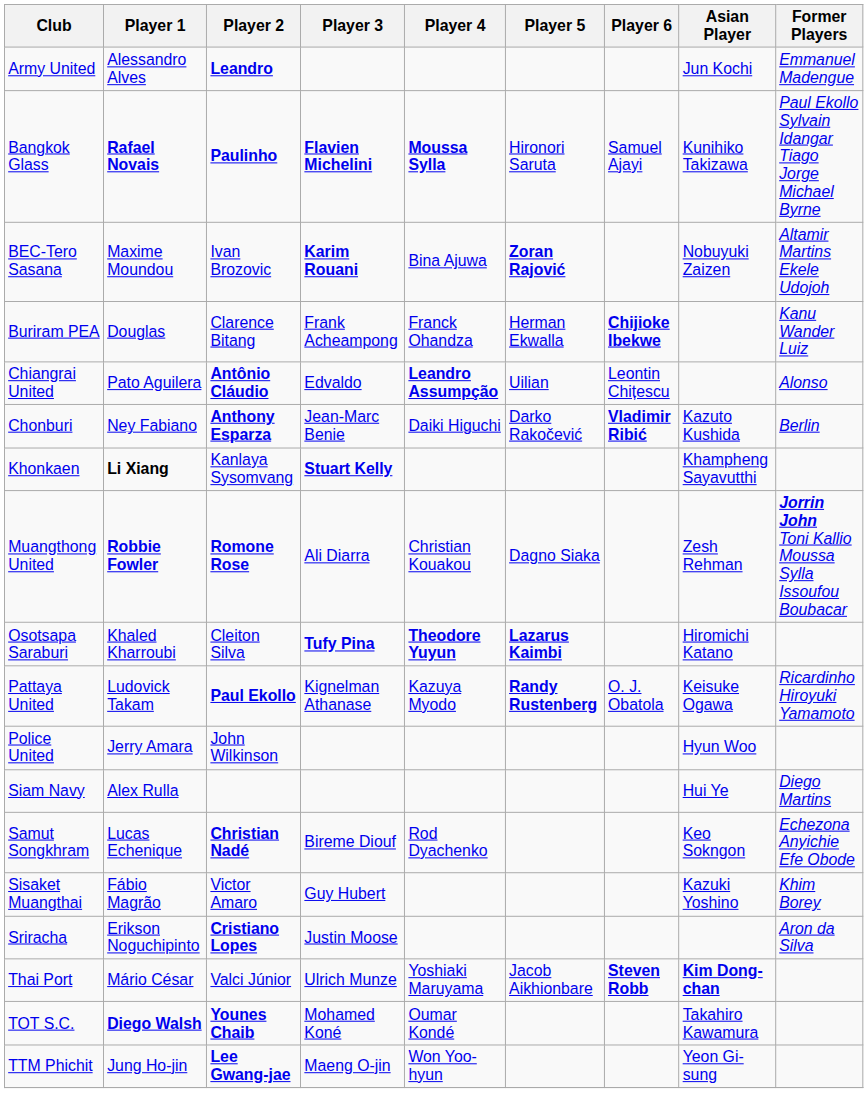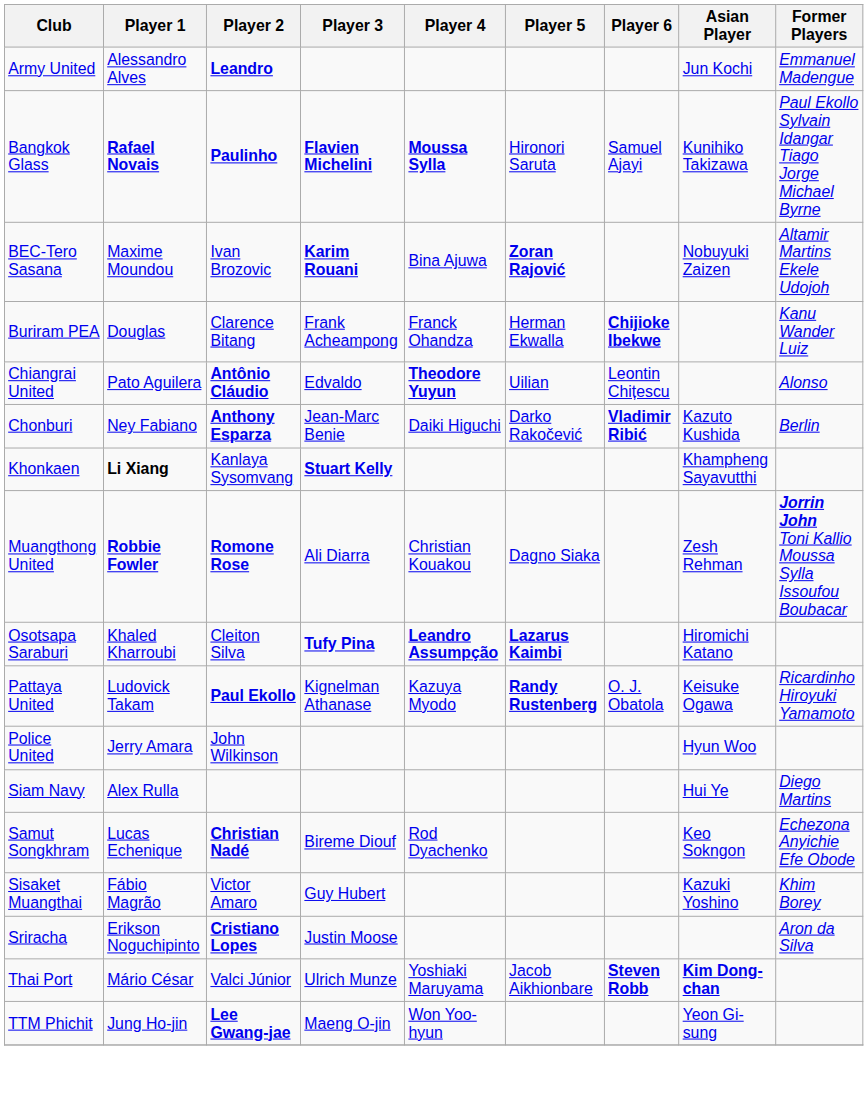(453, 383) Leandro Assumpção -> (444, 383) Theodore Yuyun
(444, 644) Theodore Yuyun -> (453, 644) Leandro Assumpção
- row: (41, 1023)
